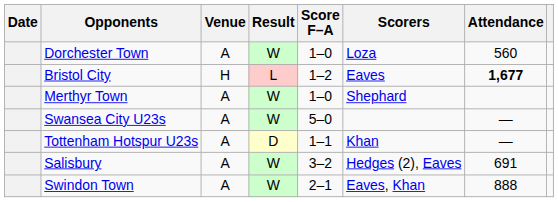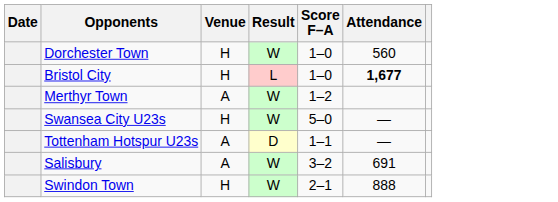- column: (404, 23)
(225, 53) A -> (225, 53) H
(320, 75) 1–2 -> (320, 75) 1–0
(320, 97) 1–0 -> (320, 97) 1–2
(225, 119) A -> (225, 119) H
(225, 185) A -> (225, 185) H
